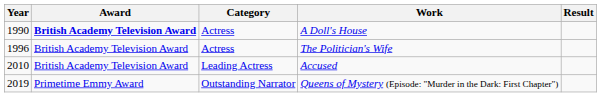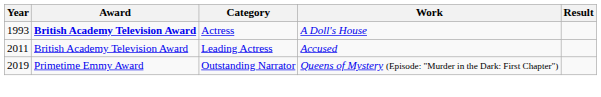(18, 30) 1990 -> (18, 30) 1993
- row: (346, 48)
(18, 65) 2010 -> (18, 48) 2011
